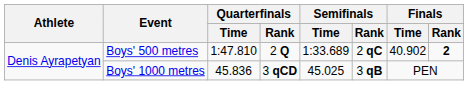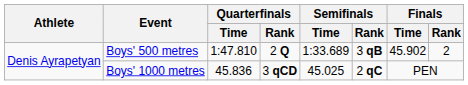(369, 52) 2 qC -> (369, 52) 3 qB
(408, 52) 40.902 -> (408, 52) 45.902
(446, 52) bold -> (446, 52) normal
(369, 71) 3 qB -> (369, 71) 2 qC
